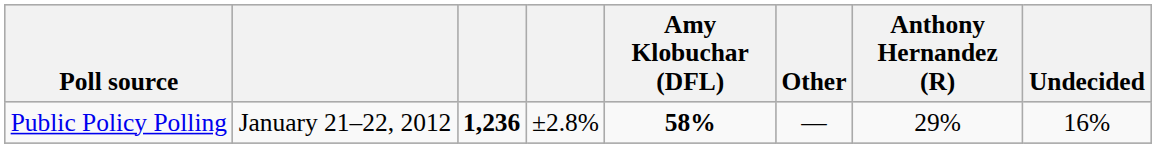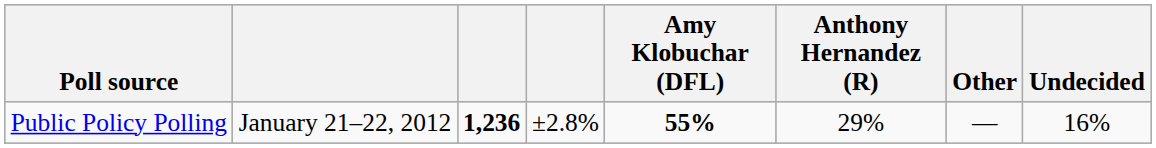columns swapped: (938, 53) <-> (814, 81)
(690, 122) 58% -> (690, 122) 55%
